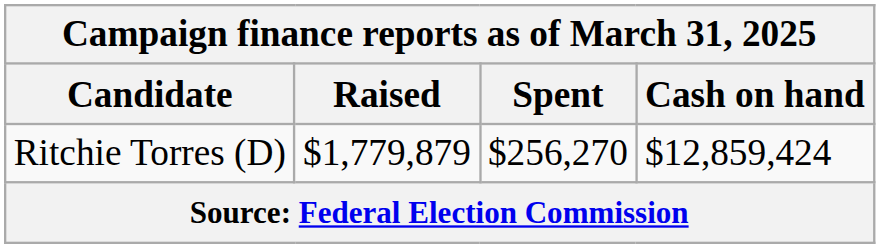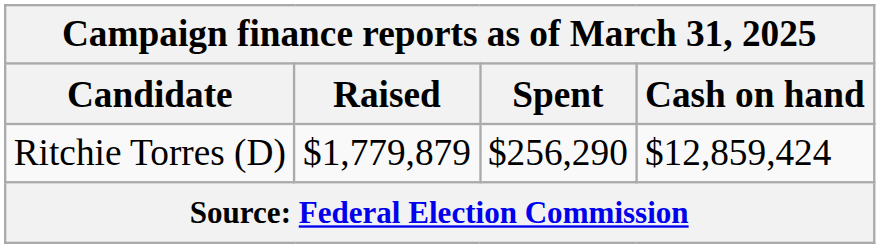(558, 152) $256,270 -> (558, 152) $256,290
